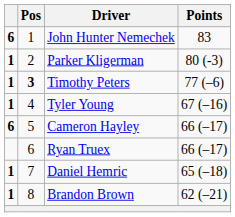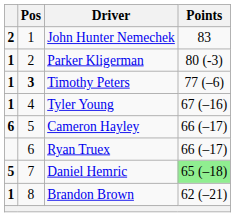(11, 38) 6 -> (11, 38) 2
(11, 171) 1 -> (11, 171) 5
(204, 171) no background -> (204, 171) lightgreen background
